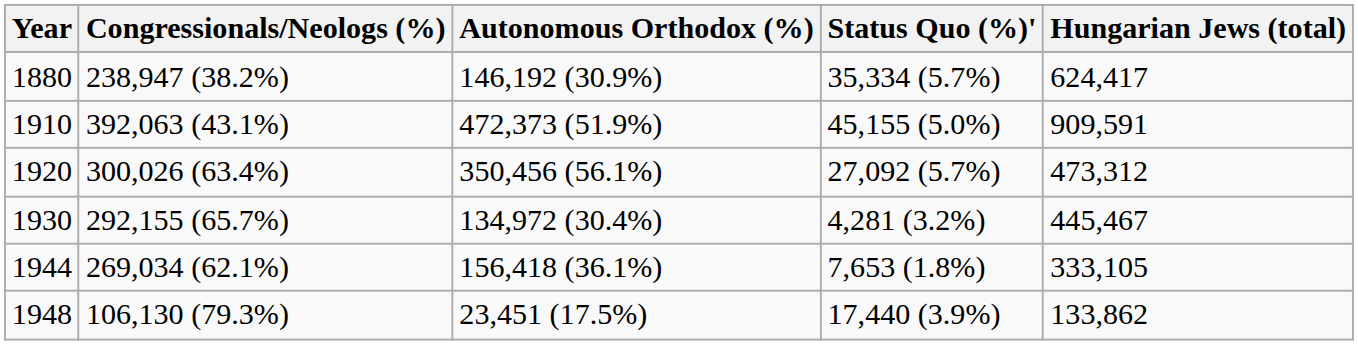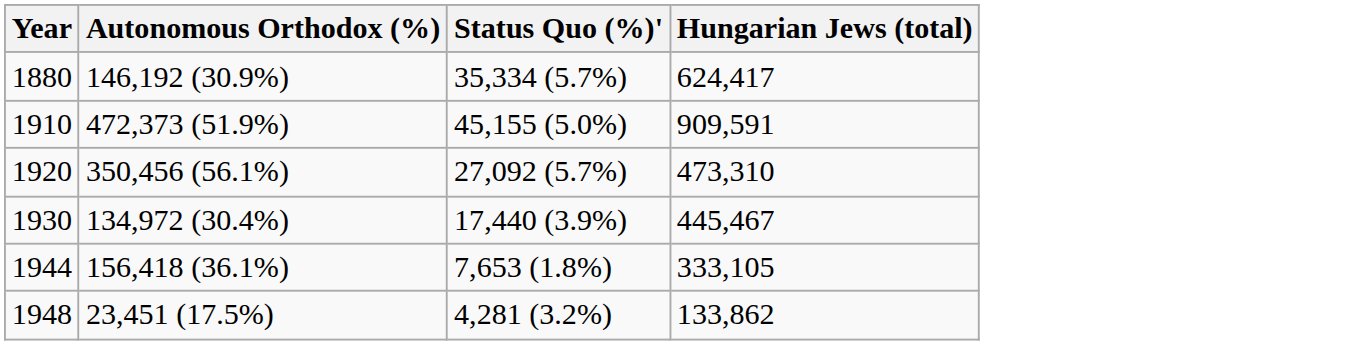- column: (266, 28)
(1099, 171) 473,312 -> (726, 171) 473,310
(906, 219) 4,281 (3.2%) -> (541, 219) 17,440 (3.9%)
(914, 314) 17,440 (3.9%) -> (533, 314) 4,281 (3.2%)
